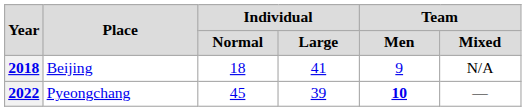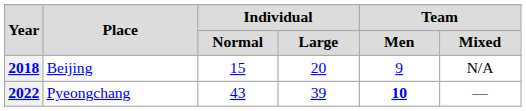(238, 67) 18 -> (238, 67) 15
(318, 67) 41 -> (318, 67) 20
(238, 93) 45 -> (238, 93) 43
